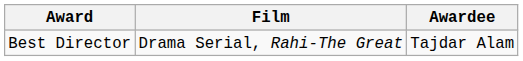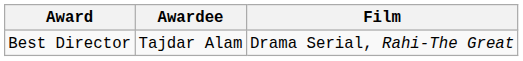columns swapped: (462, 17) <-> (271, 17)
